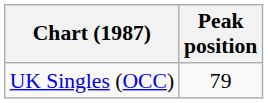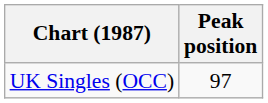(221, 80) 79 -> (221, 80) 97
